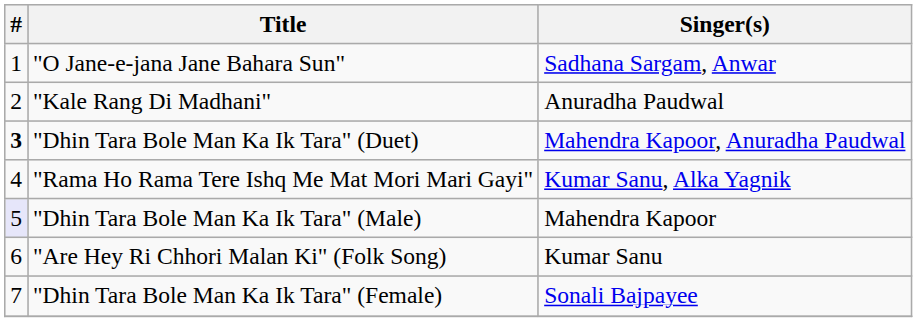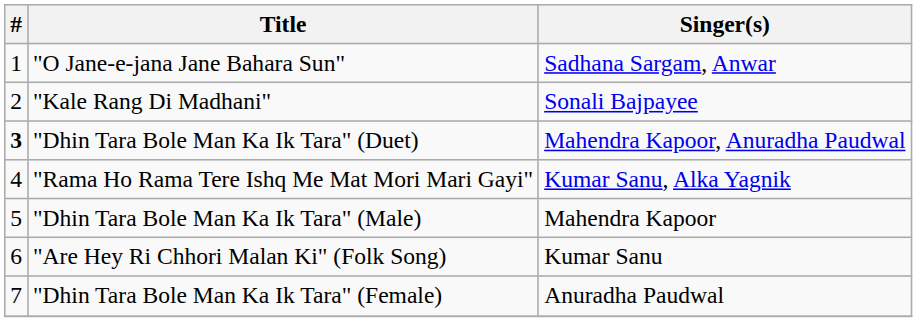(634, 101) Anuradha Paudwal -> (621, 101) Sonali Bajpayee
(16, 218) lavender background -> (16, 218) no background
(621, 296) Sonali Bajpayee -> (634, 296) Anuradha Paudwal
